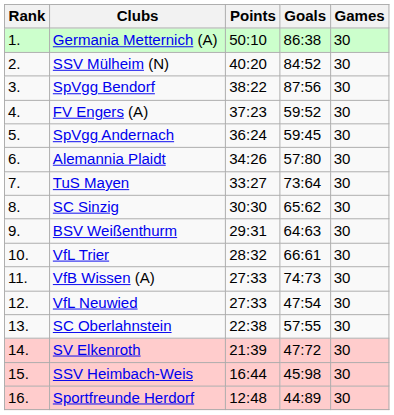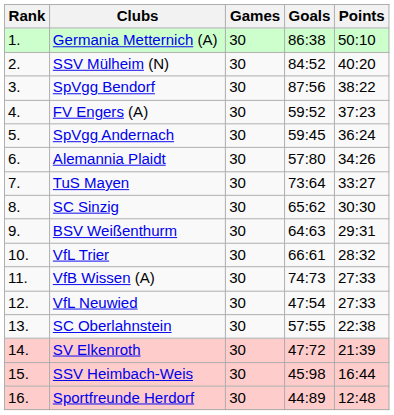columns swapped: (360, 16) <-> (253, 16)
